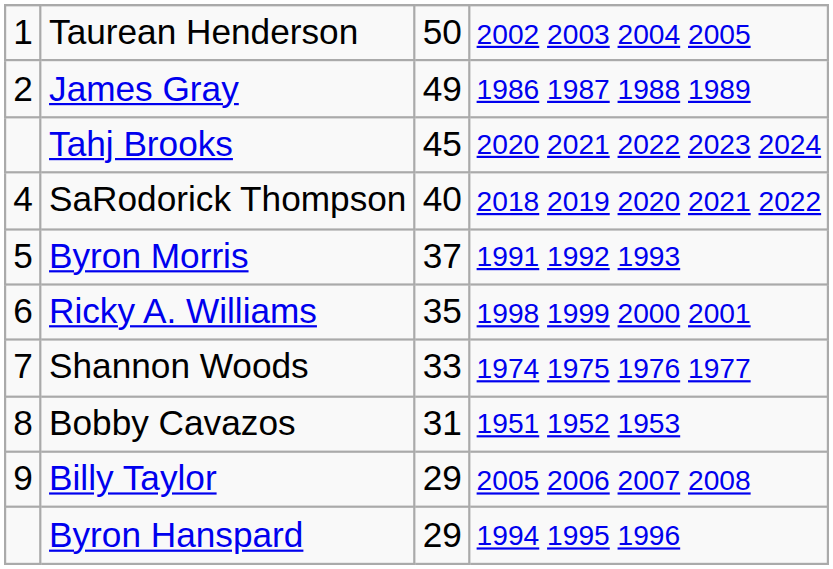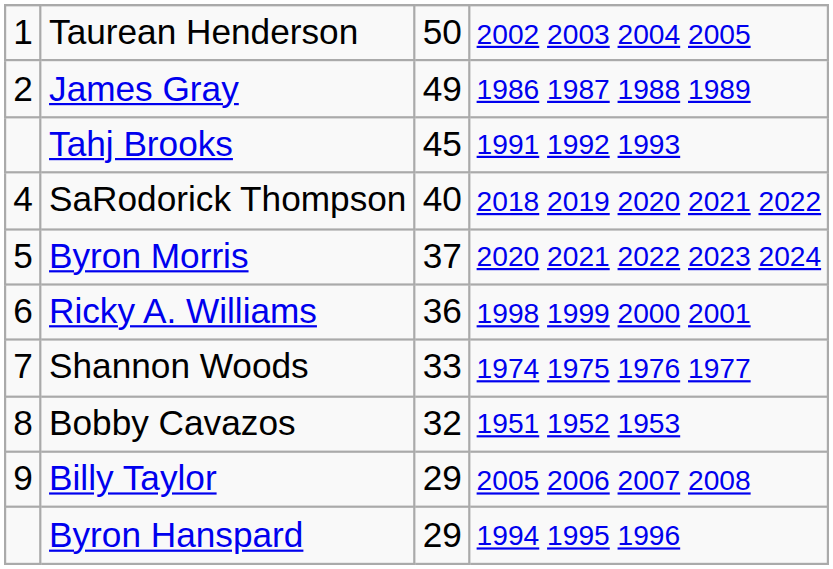(649, 145) 2020 2021 2022 2023 2024 -> (578, 145) 1991 1992 1993
(578, 256) 1991 1992 1993 -> (649, 256) 2020 2021 2022 2023 2024
(442, 311) 35 -> (442, 311) 36
(442, 423) 31 -> (442, 423) 32
